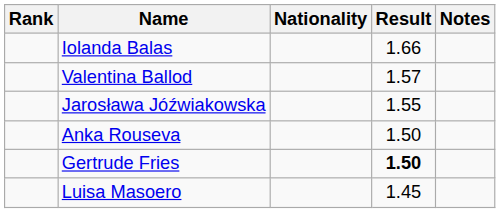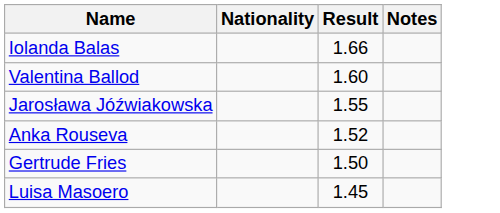- column: (31, 18)
(403, 76) 1.57 -> (350, 76) 1.60
(403, 134) 1.50 -> (350, 134) 1.52
(403, 163) bold -> (350, 163) normal
